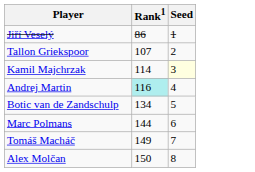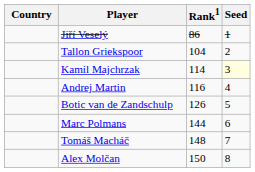+ column: (31, 14)
(143, 51) 107 -> (197, 51) 104
(143, 87) paleturquoise background -> (197, 87) no background
(143, 105) 134 -> (197, 105) 126
(143, 140) 149 -> (197, 140) 148
